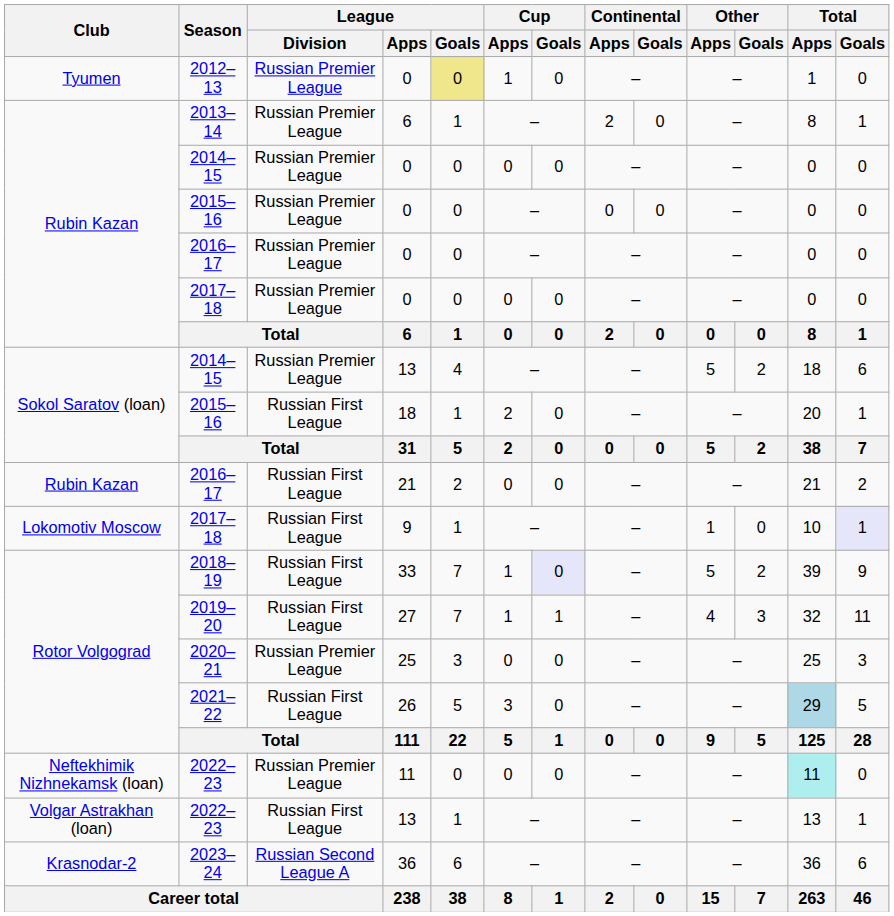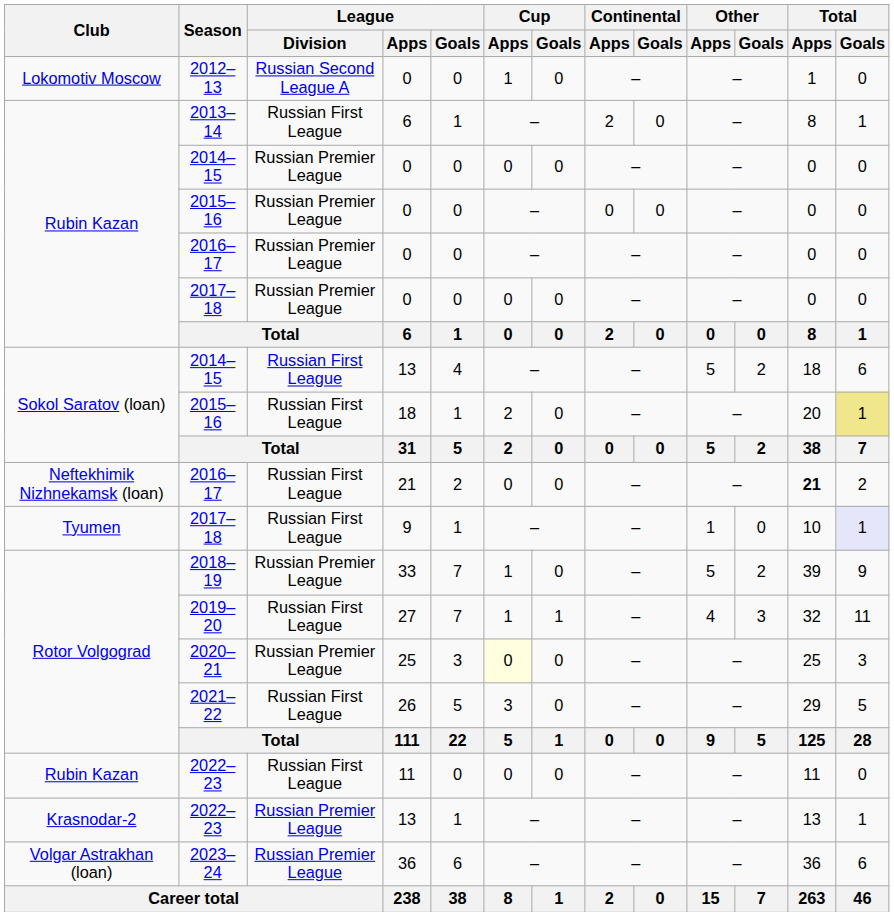(92, 78) Tyumen -> (92, 78) Lokomotiv Moscow
(315, 78) Russian Premier League -> (315, 78) Russian Second League A
(458, 78) khaki background -> (458, 78) no background
(315, 122) Russian Premier League -> (315, 122) Russian First League
(315, 369) Russian Premier League -> (315, 369) Russian First League
(862, 413) no background -> (862, 413) khaki background
(92, 484) Rubin Kazan -> (92, 484) Neftekhimik Nizhnekamsk (loan)
(812, 484) normal -> (812, 484) bold
(92, 528) Lokomotiv Moscow -> (92, 528) Tyumen
(315, 572) Russian First League -> (315, 572) Russian Premier League
(559, 572) lavender background -> (559, 572) no background
(508, 661) no background -> (508, 661) lightyellow background
(812, 705) lightblue background -> (812, 705) no background
(92, 775) Neftekhimik Nizhnekamsk (loan) -> (92, 775) Rubin Kazan
(315, 775) Russian Premier League -> (315, 775) Russian First League
(812, 775) paleturquoise background -> (812, 775) no background
(92, 819) Volgar Astrakhan (loan) -> (92, 819) Krasnodar-2
(315, 819) Russian First League -> (315, 819) Russian Premier League
(92, 863) Krasnodar-2 -> (92, 863) Volgar Astrakhan (loan)
(315, 863) Russian Second League A -> (315, 863) Russian Premier League
